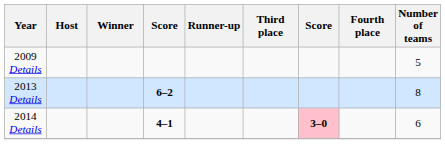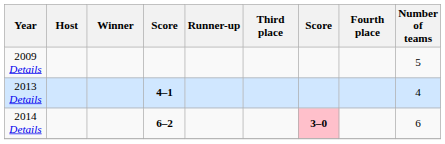(165, 93) 6–2 -> (165, 93) 4–1
(418, 93) 8 -> (418, 93) 4
(165, 123) 4–1 -> (165, 123) 6–2
